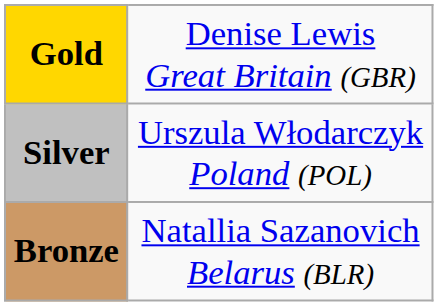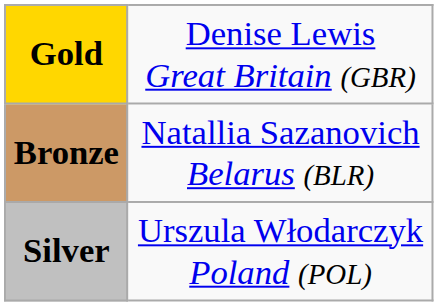rows swapped: (66, 151) <-> (66, 250)
